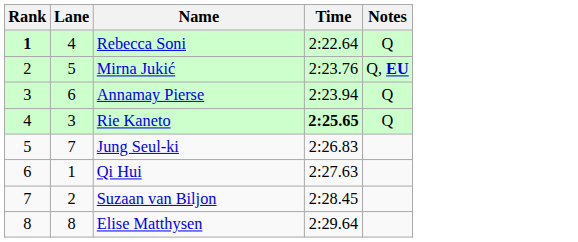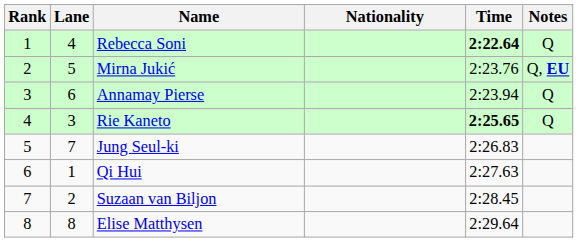+ column: (385, 17)
(27, 43) bold -> (27, 43) normal
(333, 43) normal -> (494, 43) bold
